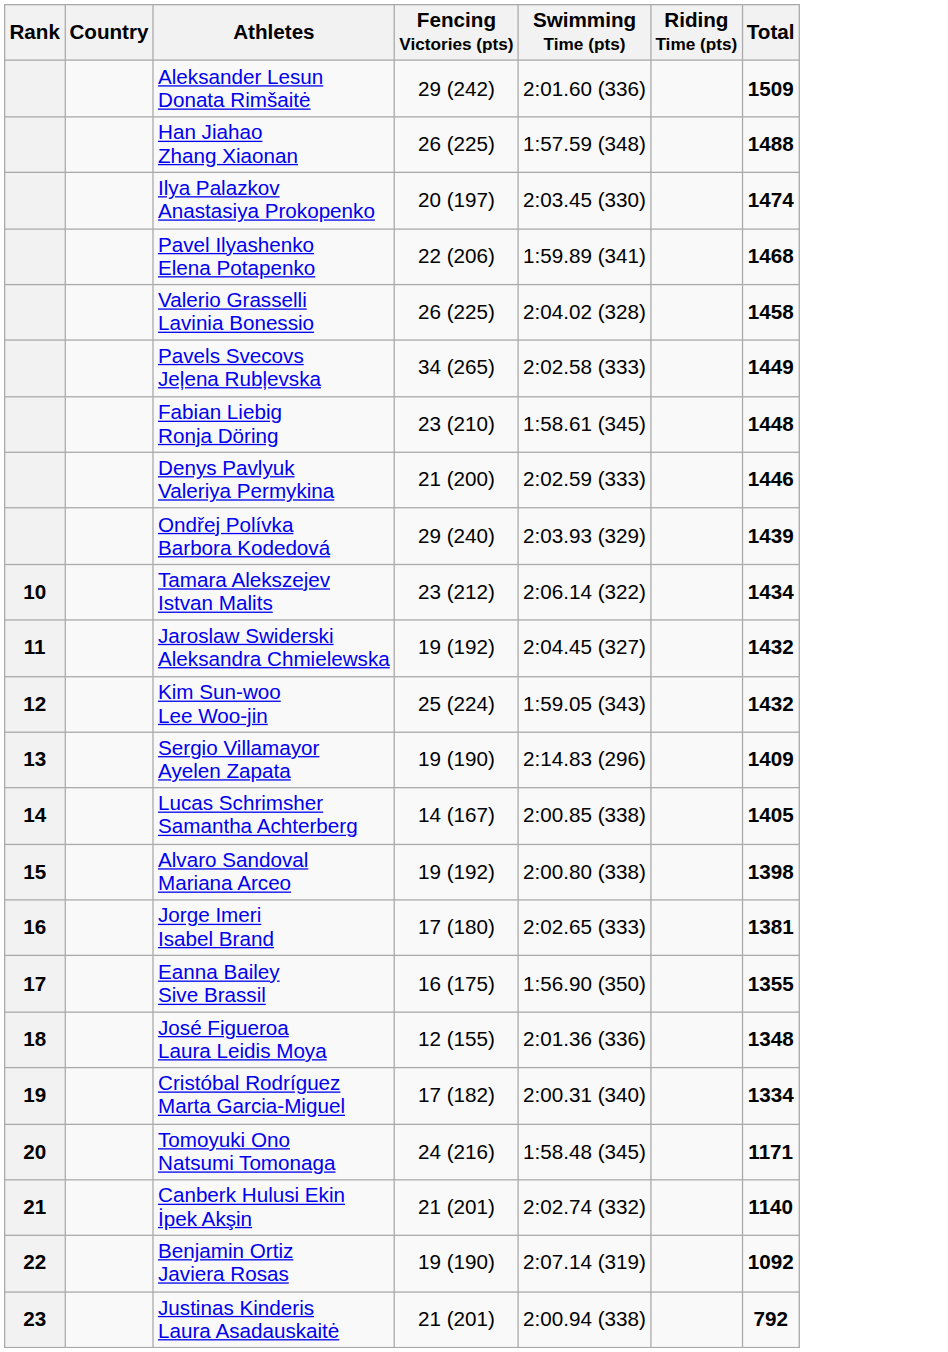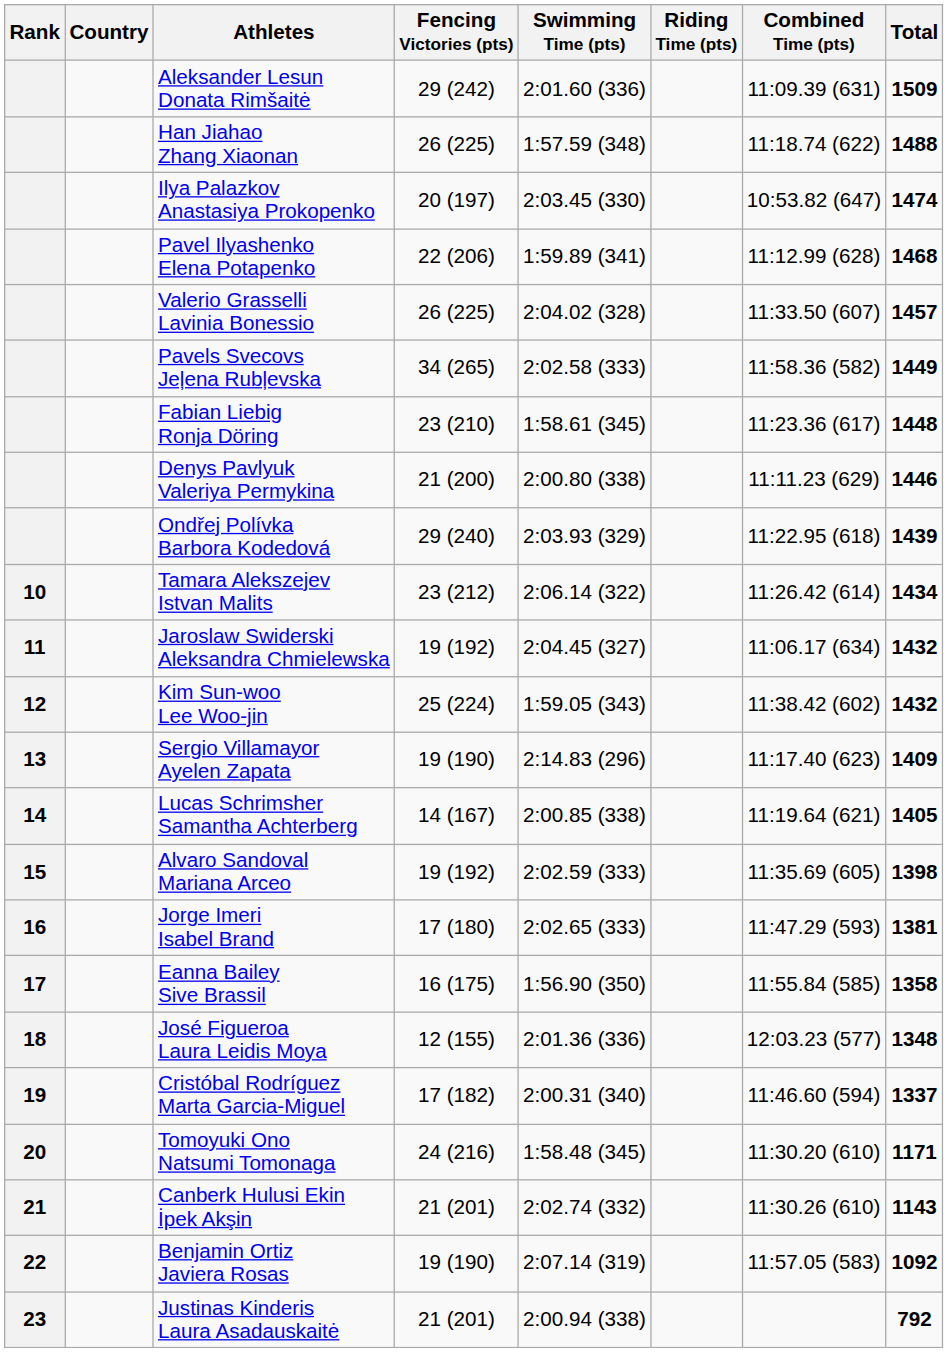+ column: (814, 32)
(771, 312) 1458 -> (914, 312) 1457
(585, 480) 2:02.59 (333) -> (585, 480) 2:00.80 (338)
(585, 871) 2:00.80 (338) -> (585, 871) 2:02.59 (333)
(771, 983) 1355 -> (914, 983) 1358
(771, 1095) 1334 -> (914, 1095) 1337
(771, 1207) 1140 -> (914, 1207) 1143
